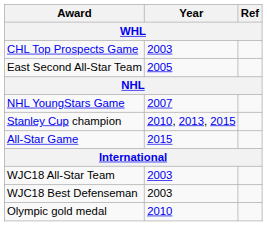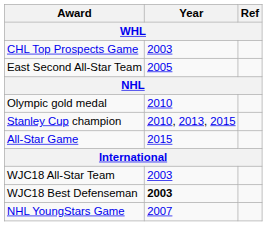rows swapped: (66, 103) <-> (57, 211)
(160, 193) normal -> (160, 193) bold
